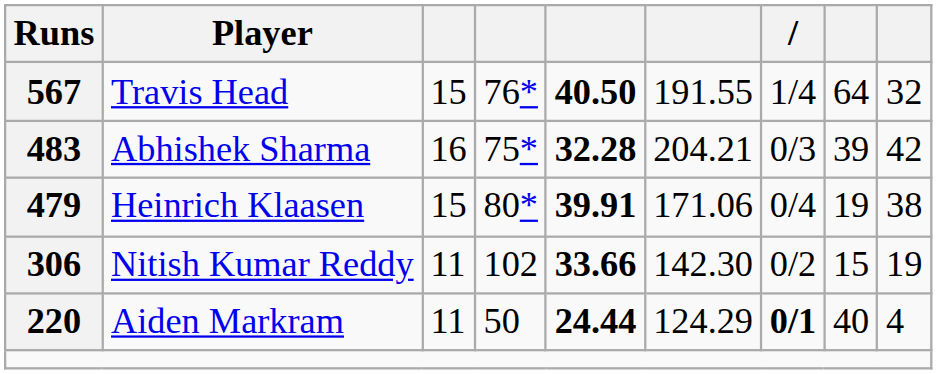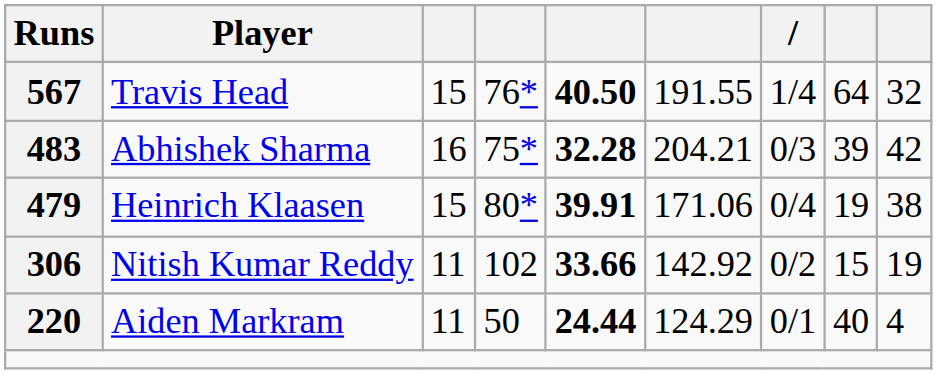(703, 263) 142.30 -> (703, 263) 142.92
(793, 321) bold -> (793, 321) normal
